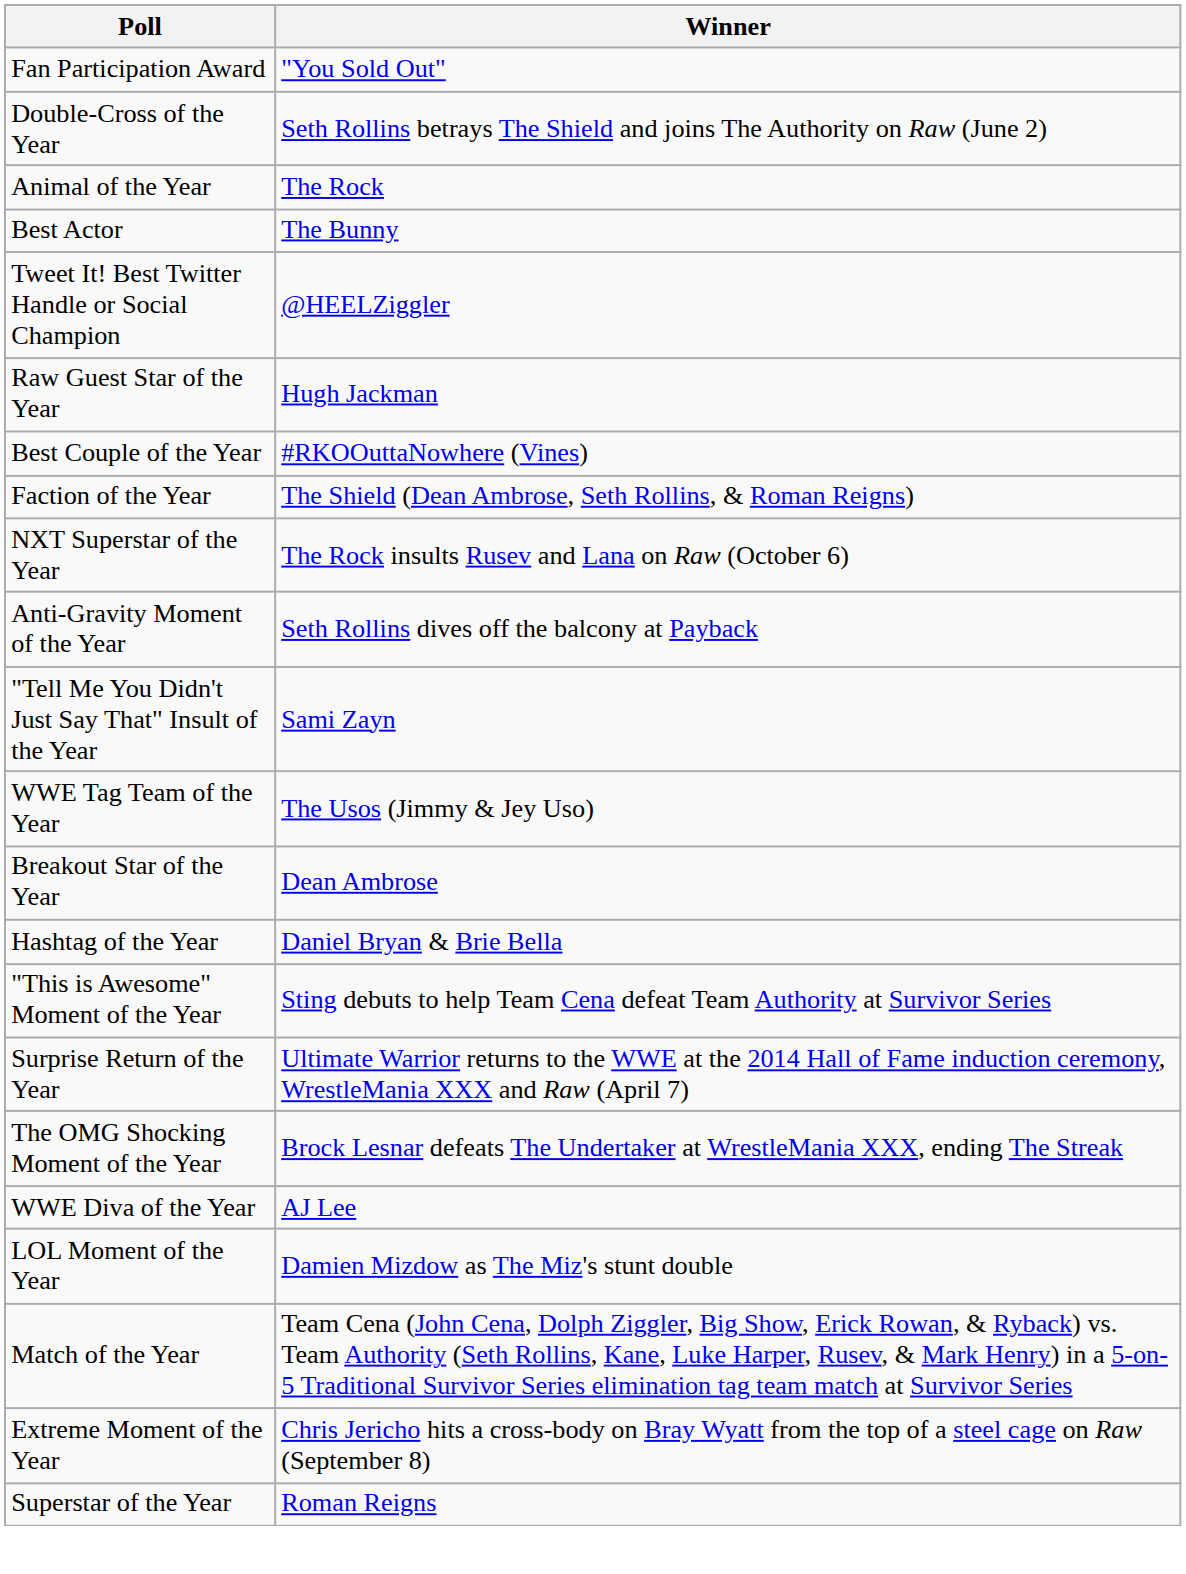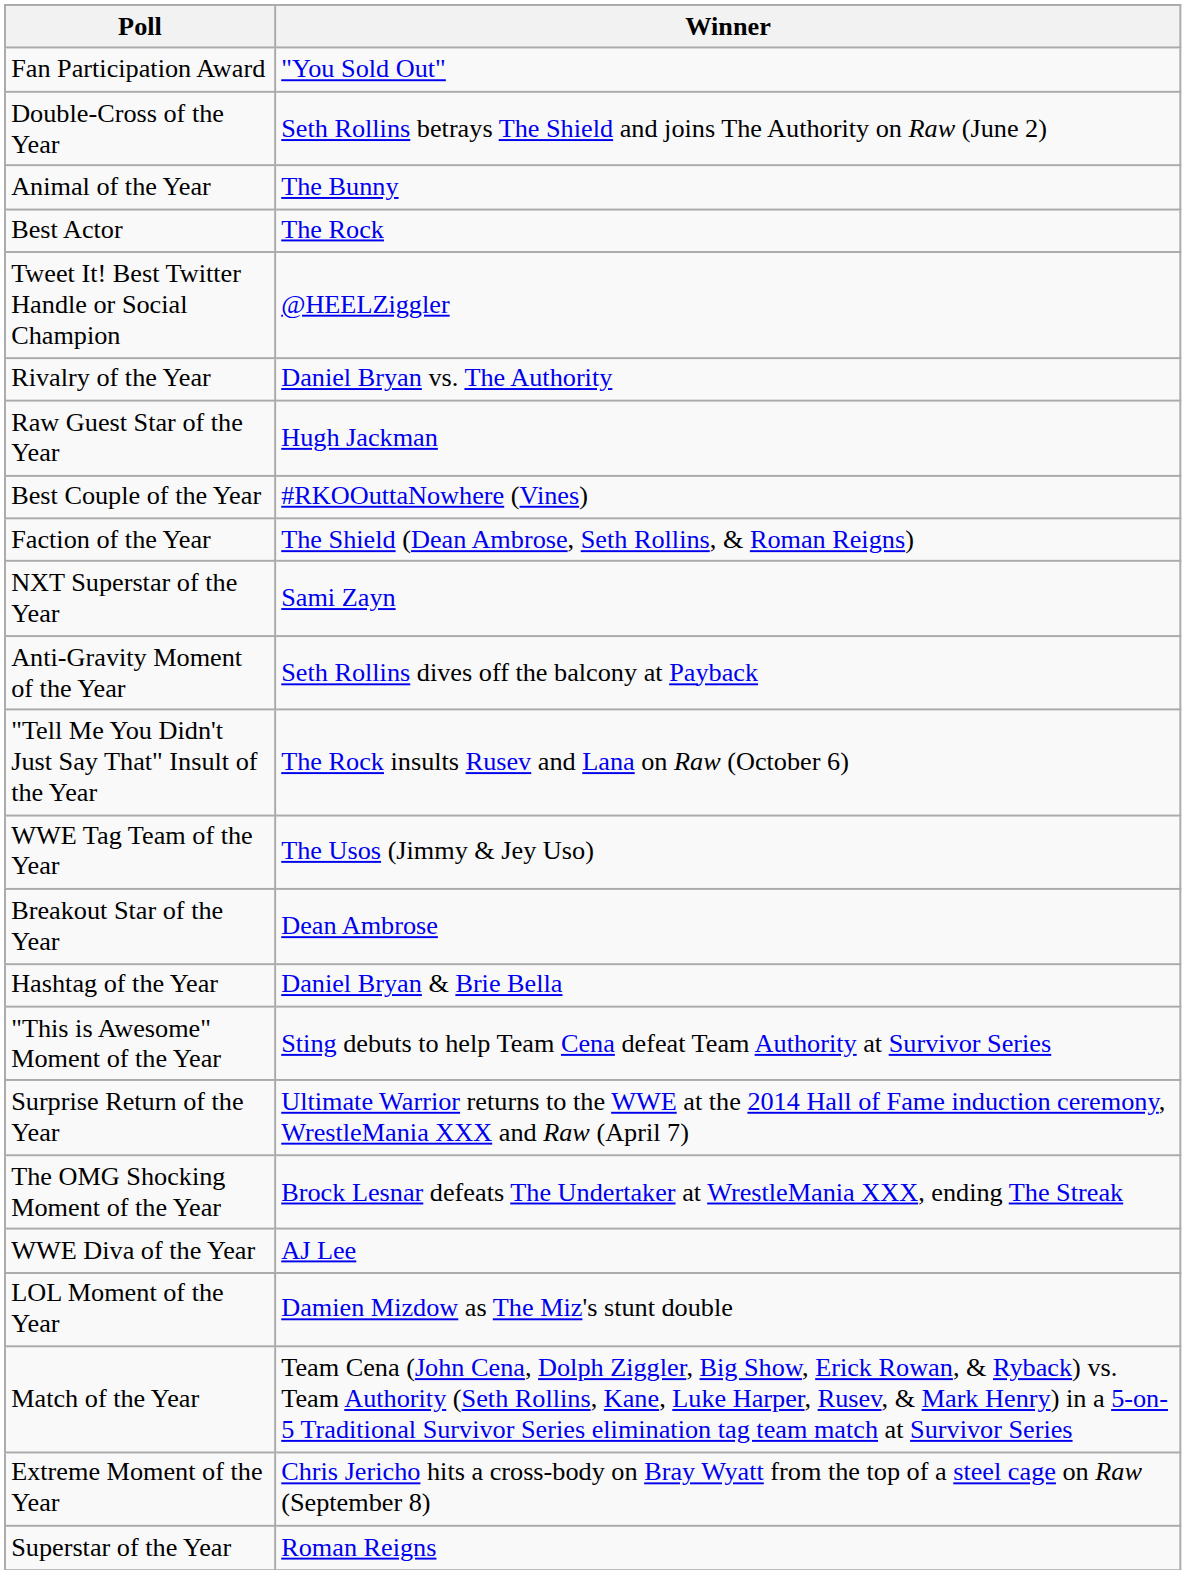(333, 186) The Rock -> (340, 186) The Bunny
(340, 229) The Bunny -> (333, 229) The Rock
+ row: (111, 378)
(565, 554) The Rock insults Rusev and Lana on Raw (October 6) -> (338, 597) Sami Zayn
(338, 718) Sami Zayn -> (565, 761) The Rock insults Rusev and Lana on Raw (October 6)
